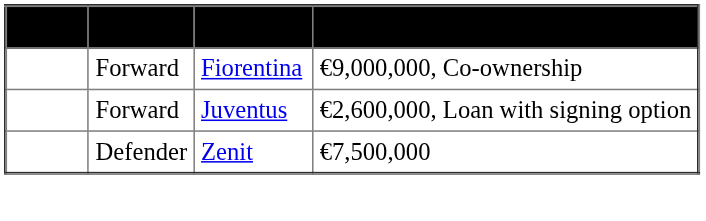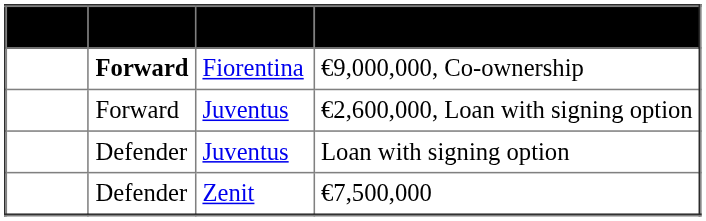(137, 68) normal -> (142, 68) bold
+ row: (445, 151)
